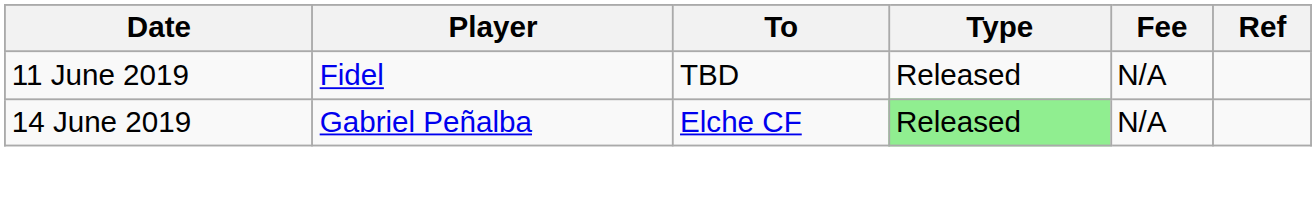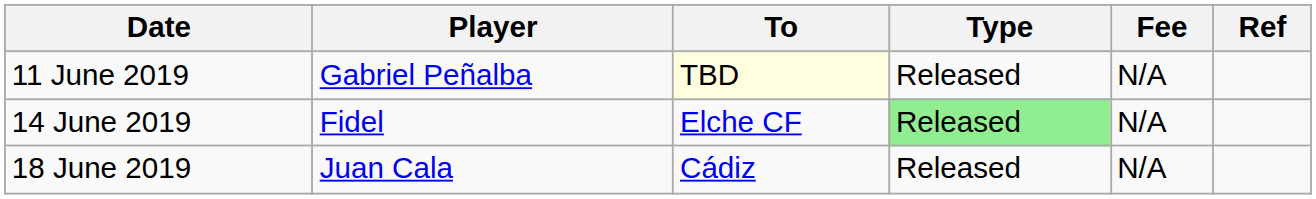(352, 74) Fidel -> (426, 74) Gabriel Peñalba
(710, 74) no background -> (710, 74) lightyellow background
(426, 121) Gabriel Peñalba -> (352, 121) Fidel
+ row: (101, 168)
